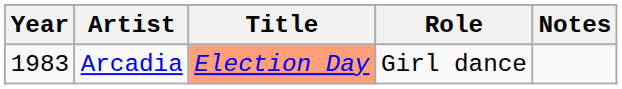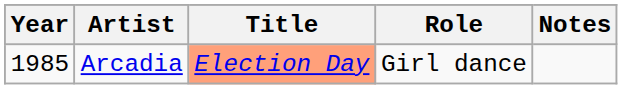(40, 64) 1983 -> (40, 64) 1985
